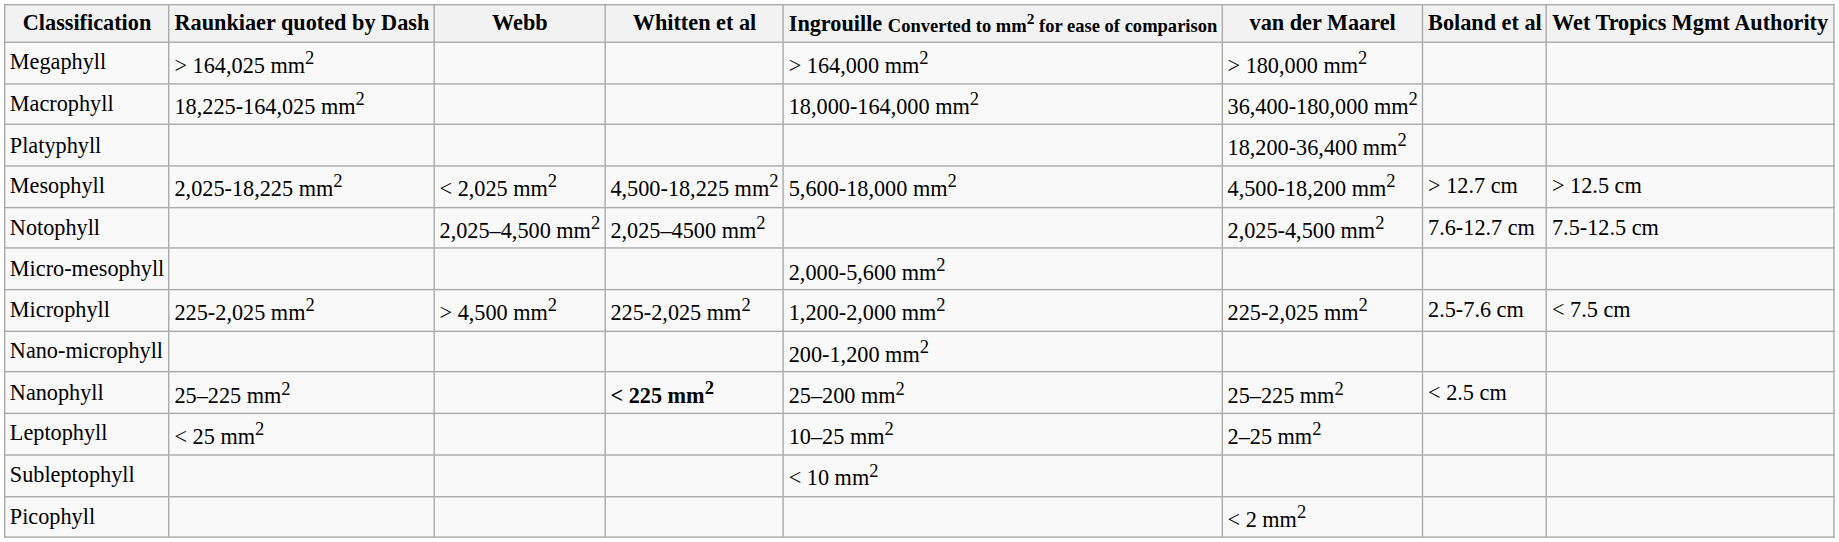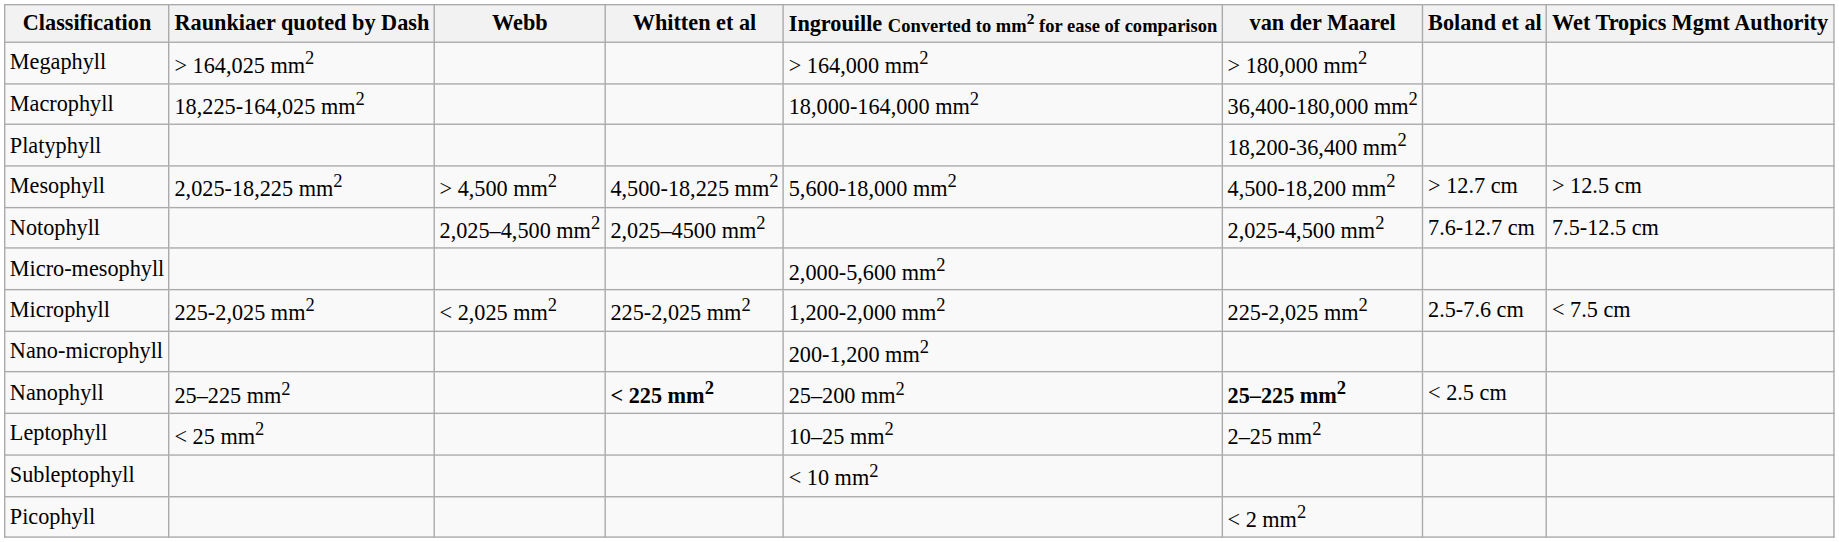(498, 186) < 2,025 mm2 -> (498, 186) > 4,500 mm2
(498, 310) > 4,500 mm2 -> (498, 310) < 2,025 mm2
(1286, 392) normal -> (1287, 392) bold
